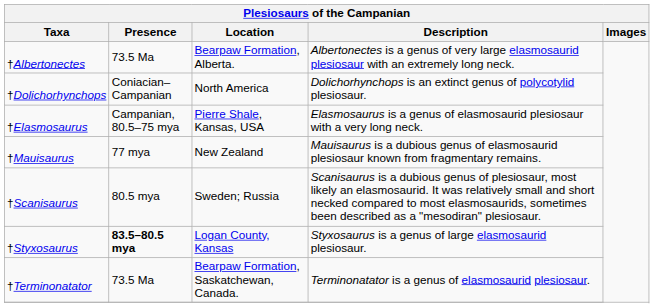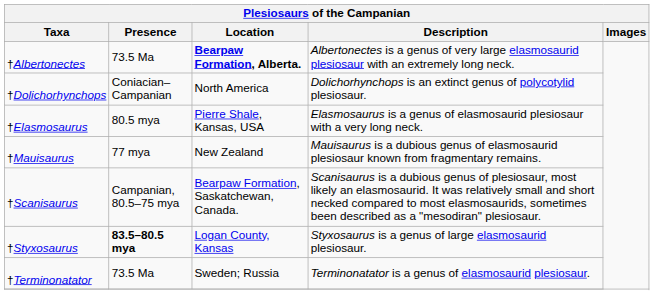(247, 57) normal -> (248, 57) bold
(146, 120) Campanian, 80.5–75 mya -> (136, 120) 80.5 mya
(136, 197) 80.5 mya -> (146, 197) Campanian, 80.5–75 mya
(237, 197) Sweden; Russia -> (247, 197) Bearpaw Formation, Saskatchewan, Canada.
(247, 280) Bearpaw Formation, Saskatchewan, Canada. -> (237, 273) Sweden; Russia
